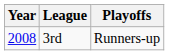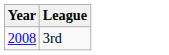- column: (127, 15)
